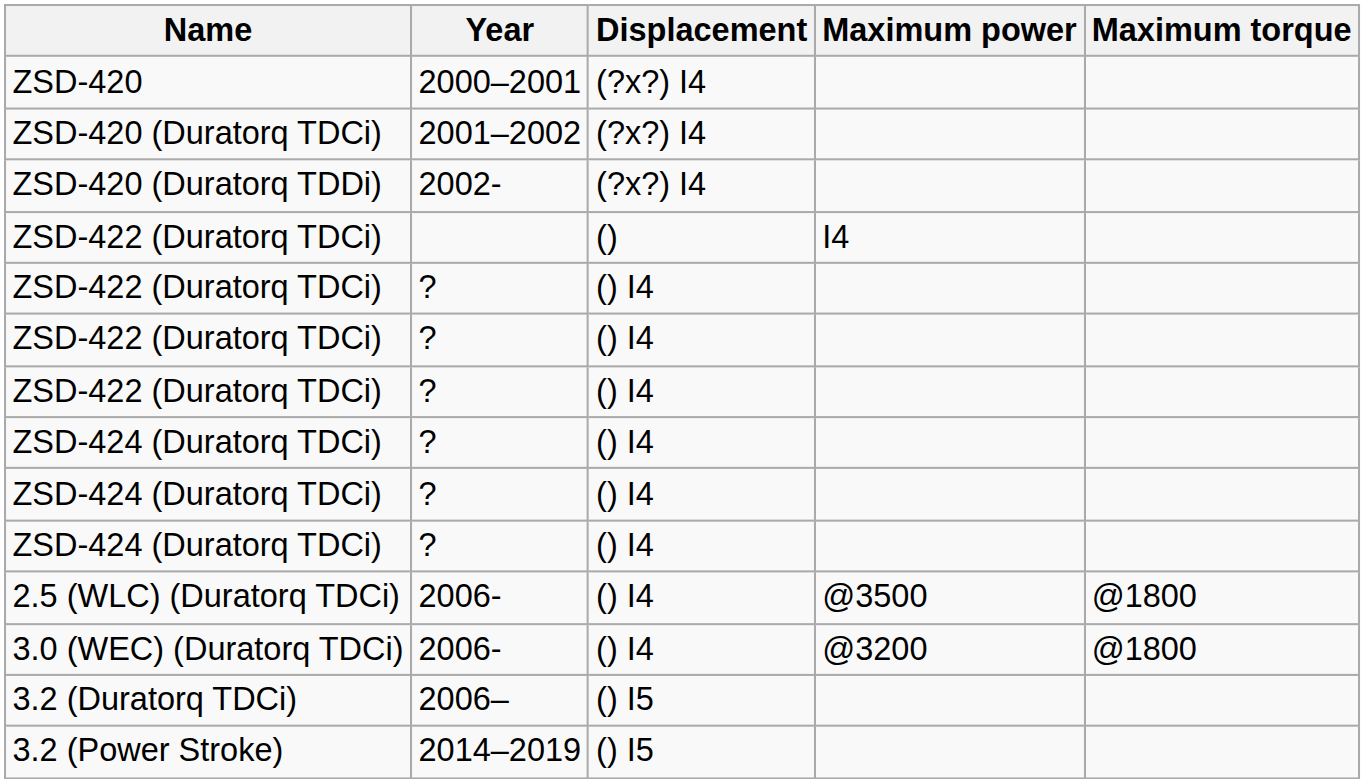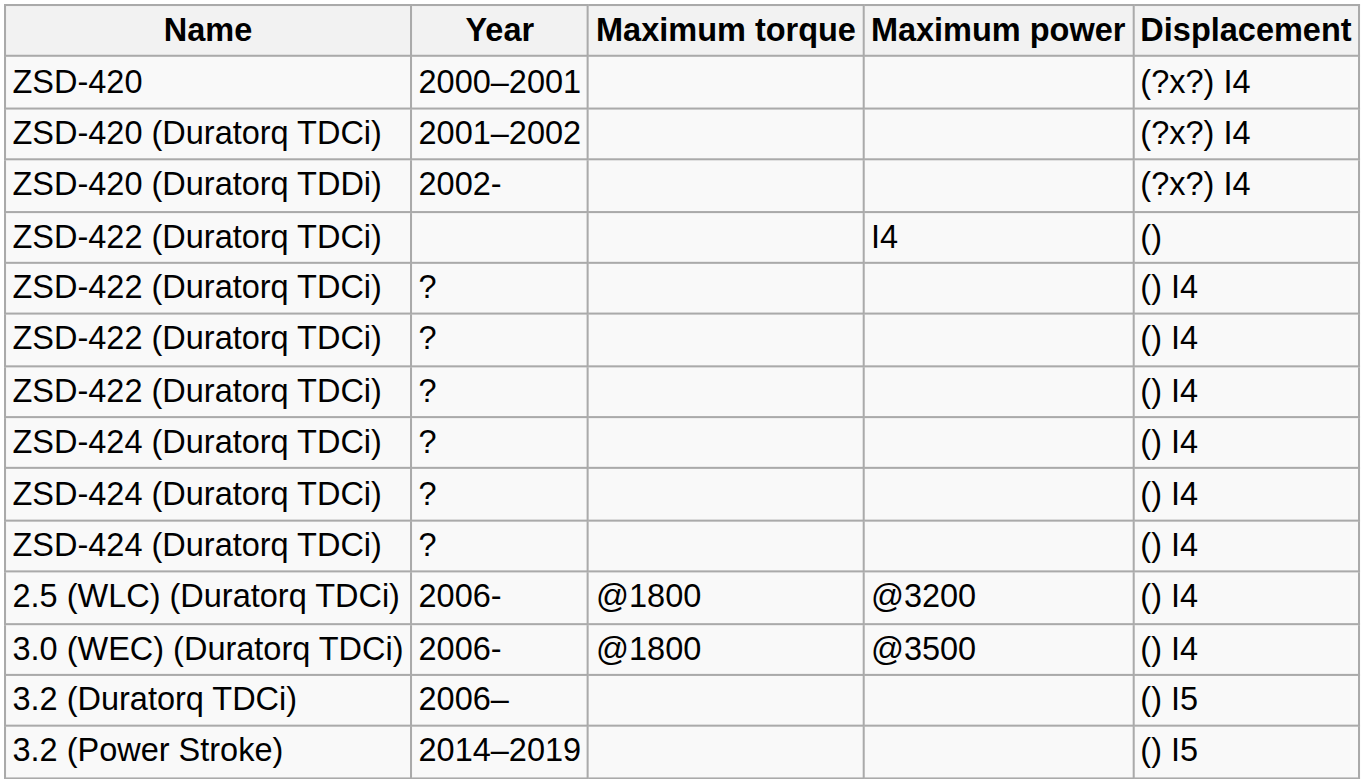columns swapped: (702, 30) <-> (1222, 30)
(875, 596) @3500 -> (924, 596) @3200
(875, 648) @3200 -> (924, 648) @3500
